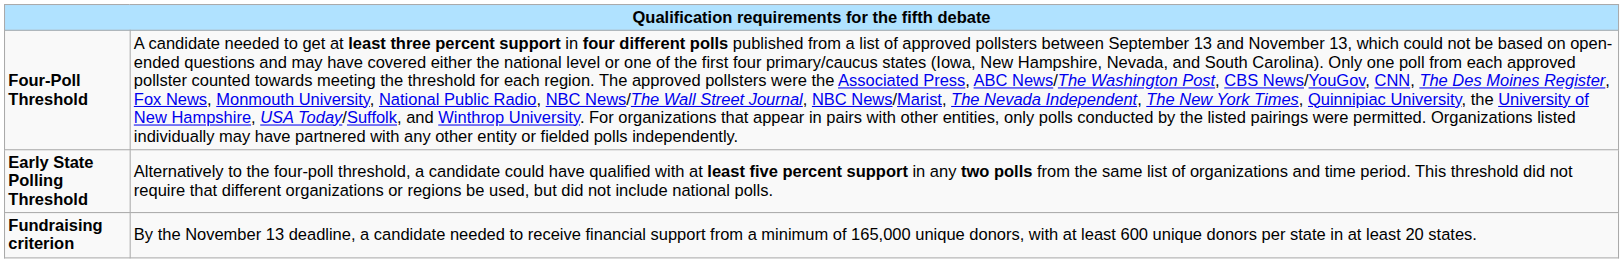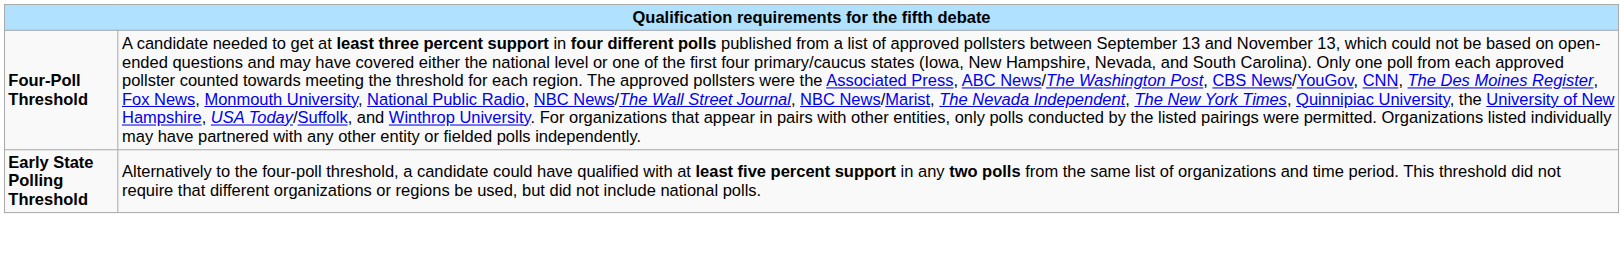- row: (55, 235)
